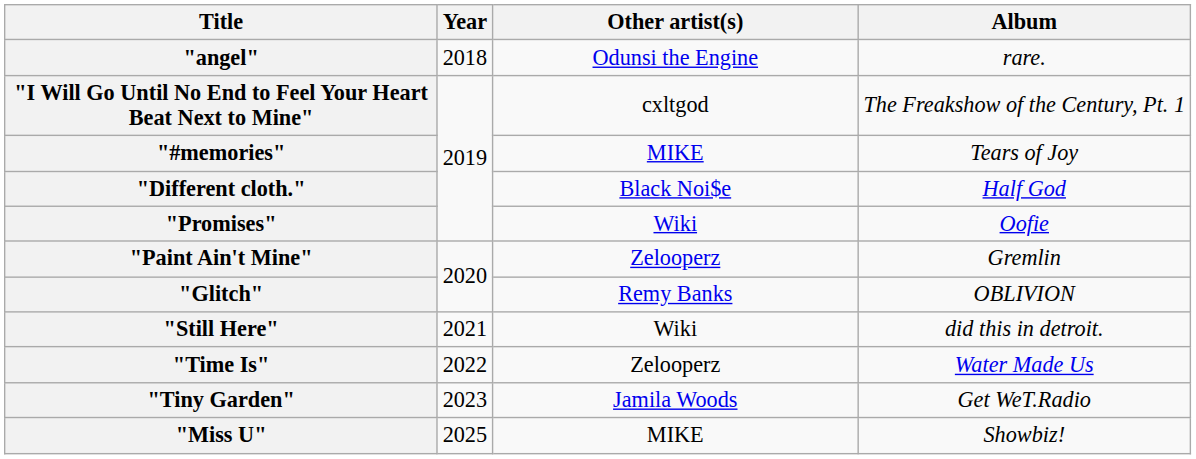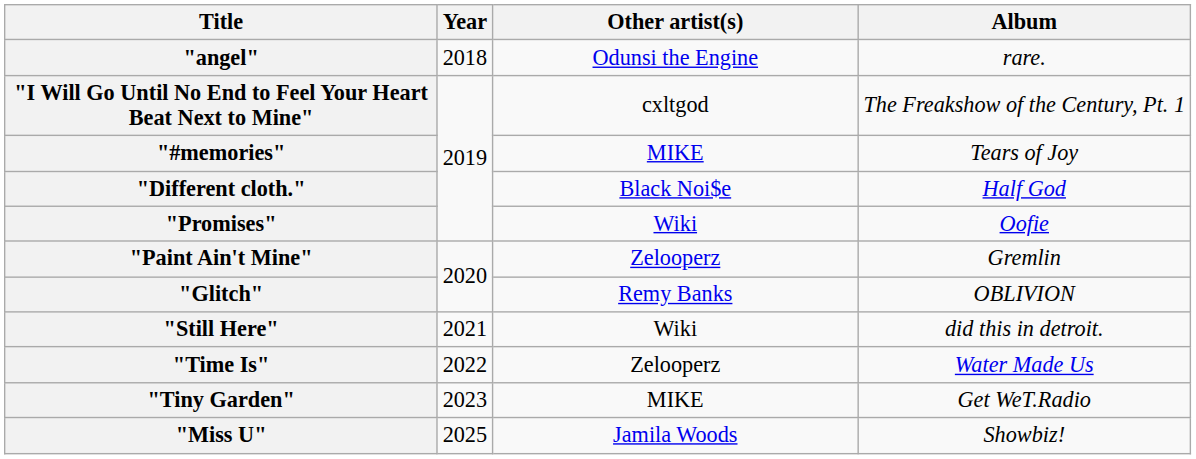(675, 399) Jamila Woods -> (675, 399) MIKE
(675, 435) MIKE -> (675, 435) Jamila Woods
